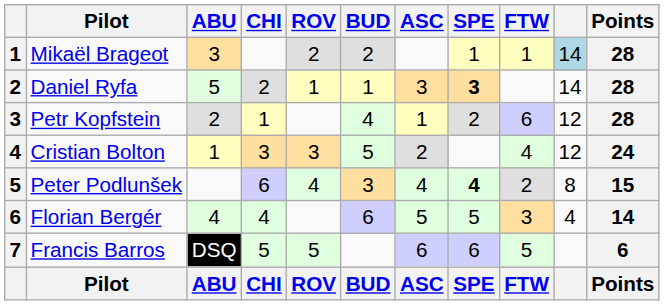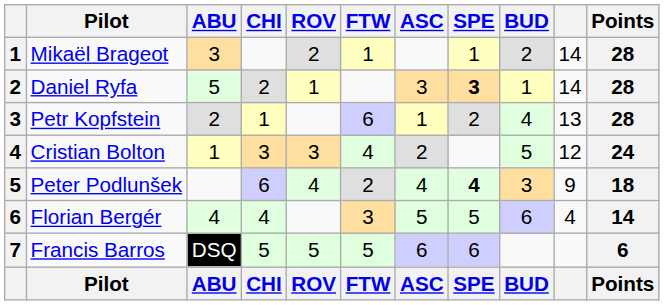columns swapped: (368, 21) <-> (527, 21)
(570, 54) lightblue background -> (570, 54) no background
(570, 119) 12 -> (570, 119) 13
(570, 185) 8 -> (570, 185) 9
(623, 185) 15 -> (623, 185) 18
